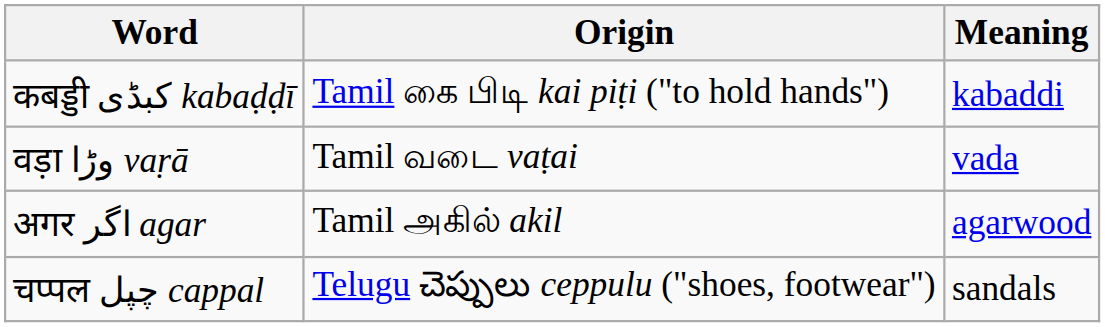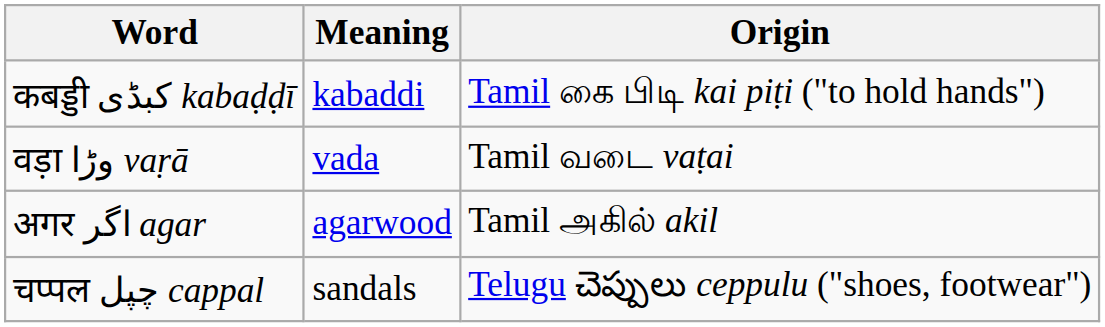columns swapped: (1022, 32) <-> (624, 32)
